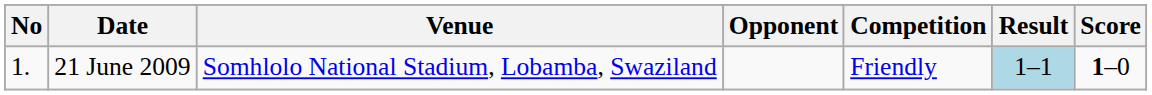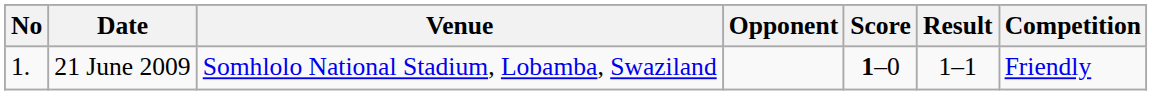columns swapped: (1111, 25) <-> (918, 25)
(1033, 67) lightblue background -> (958, 67) no background
